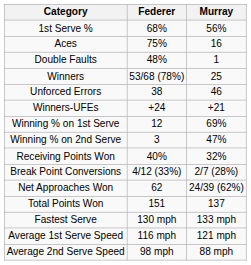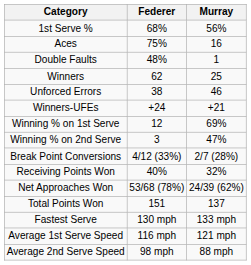(157, 76) 53/68 (78%) -> (157, 76) 62
rows swapped: (66, 156) <-> (66, 172)
(157, 188) 62 -> (157, 188) 53/68 (78%)
